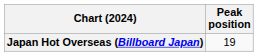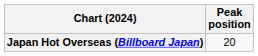(230, 42) 19 -> (230, 42) 20
